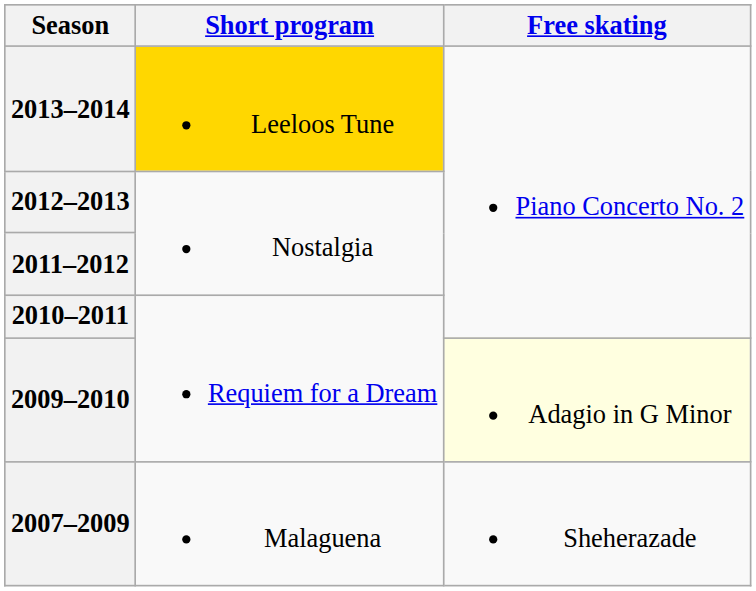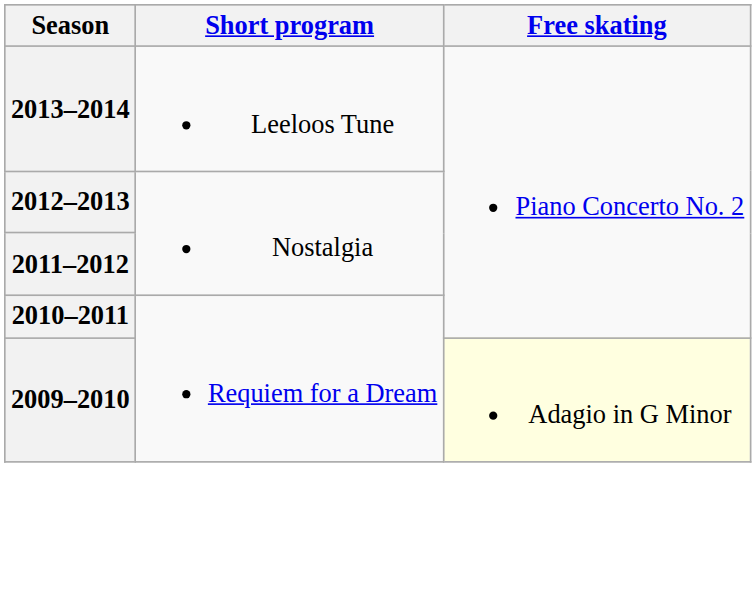(290, 124) gold background -> (290, 124) no background
- row: (70, 523)
